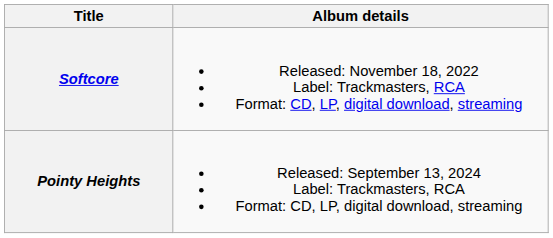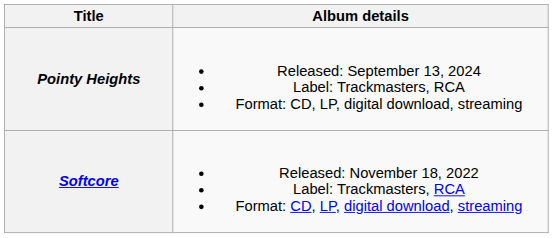rows swapped: (89, 79) <-> (89, 181)
